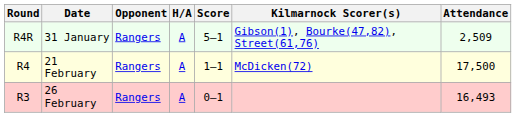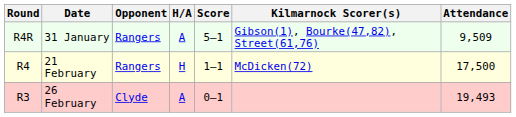(476, 37) 2,509 -> (476, 37) 9,509
(182, 67) A -> (182, 67) H
(138, 97) Rangers -> (131, 97) Clyde
(476, 97) 16,493 -> (476, 97) 19,493
